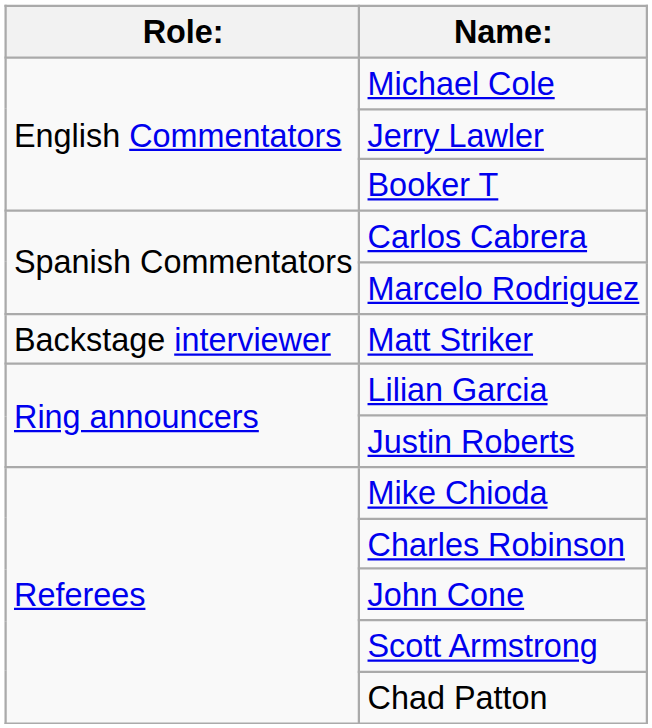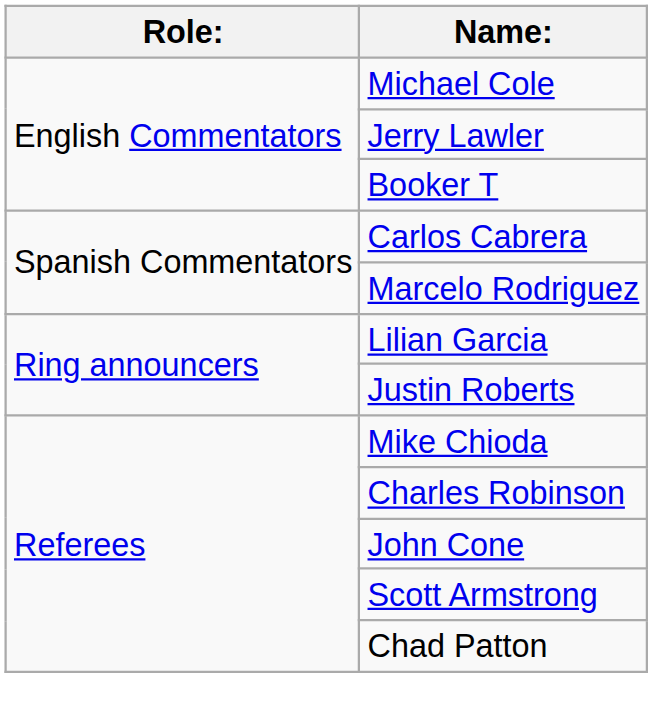- row: (450, 339)
